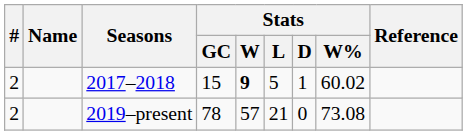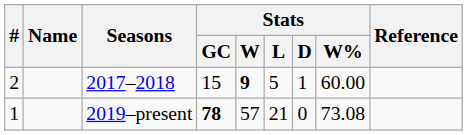(343, 82) 60.02 -> (343, 82) 60.00
(14, 113) 2 -> (14, 113) 1
(211, 113) normal -> (211, 113) bold
